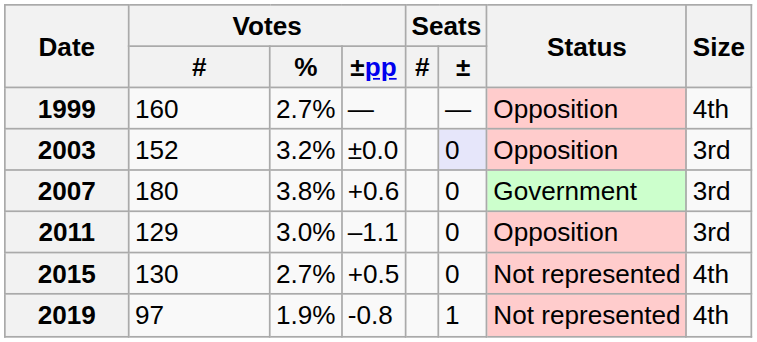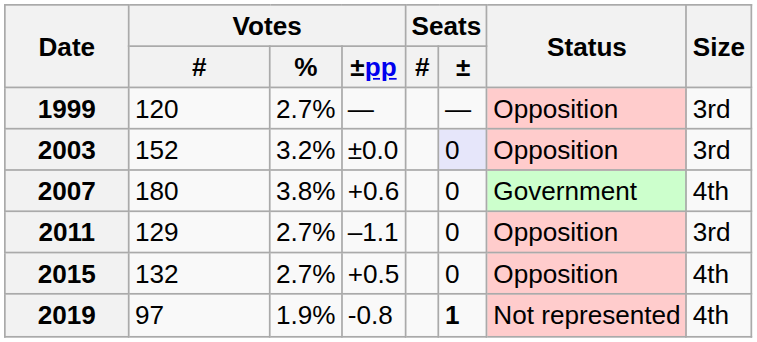(157, 109) 160 -> (157, 109) 120
(711, 109) 4th -> (712, 109) 3rd
(712, 191) 3rd -> (711, 191) 4th
(306, 233) 3.0% -> (306, 233) 2.7%
(157, 274) 130 -> (157, 274) 132
(587, 274) Not represented -> (556, 274) Opposition
(452, 315) normal -> (452, 315) bold
